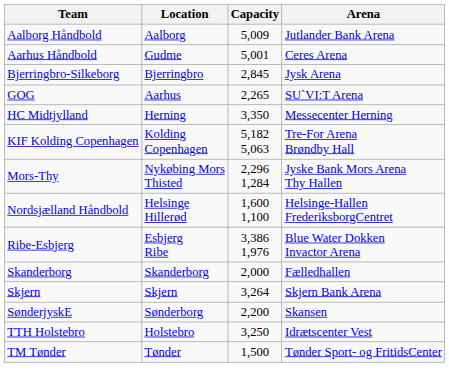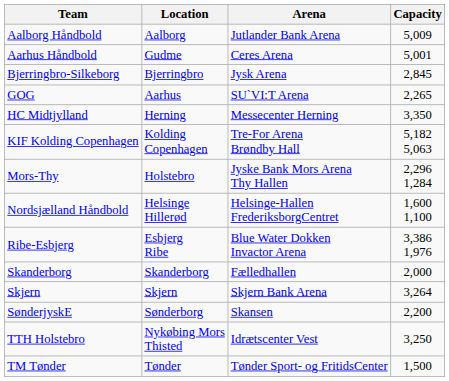columns swapped: (363, 14) <-> (255, 14)
(185, 176) Nykøbing Mors Thisted -> (169, 176) Holstebro
(169, 332) Holstebro -> (185, 339) Nykøbing Mors Thisted
